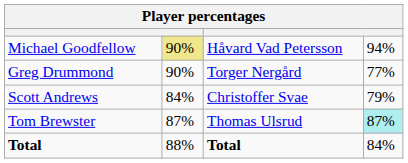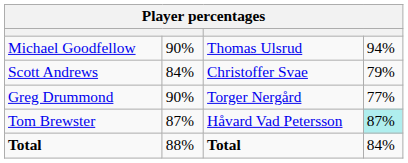(180, 48) khaki background -> (180, 48) no background
(275, 48) Håvard Vad Petersson -> (255, 48) Thomas Ulsrud
rows swapped: (53, 96) <-> (61, 72)
(255, 121) Thomas Ulsrud -> (275, 121) Håvard Vad Petersson
